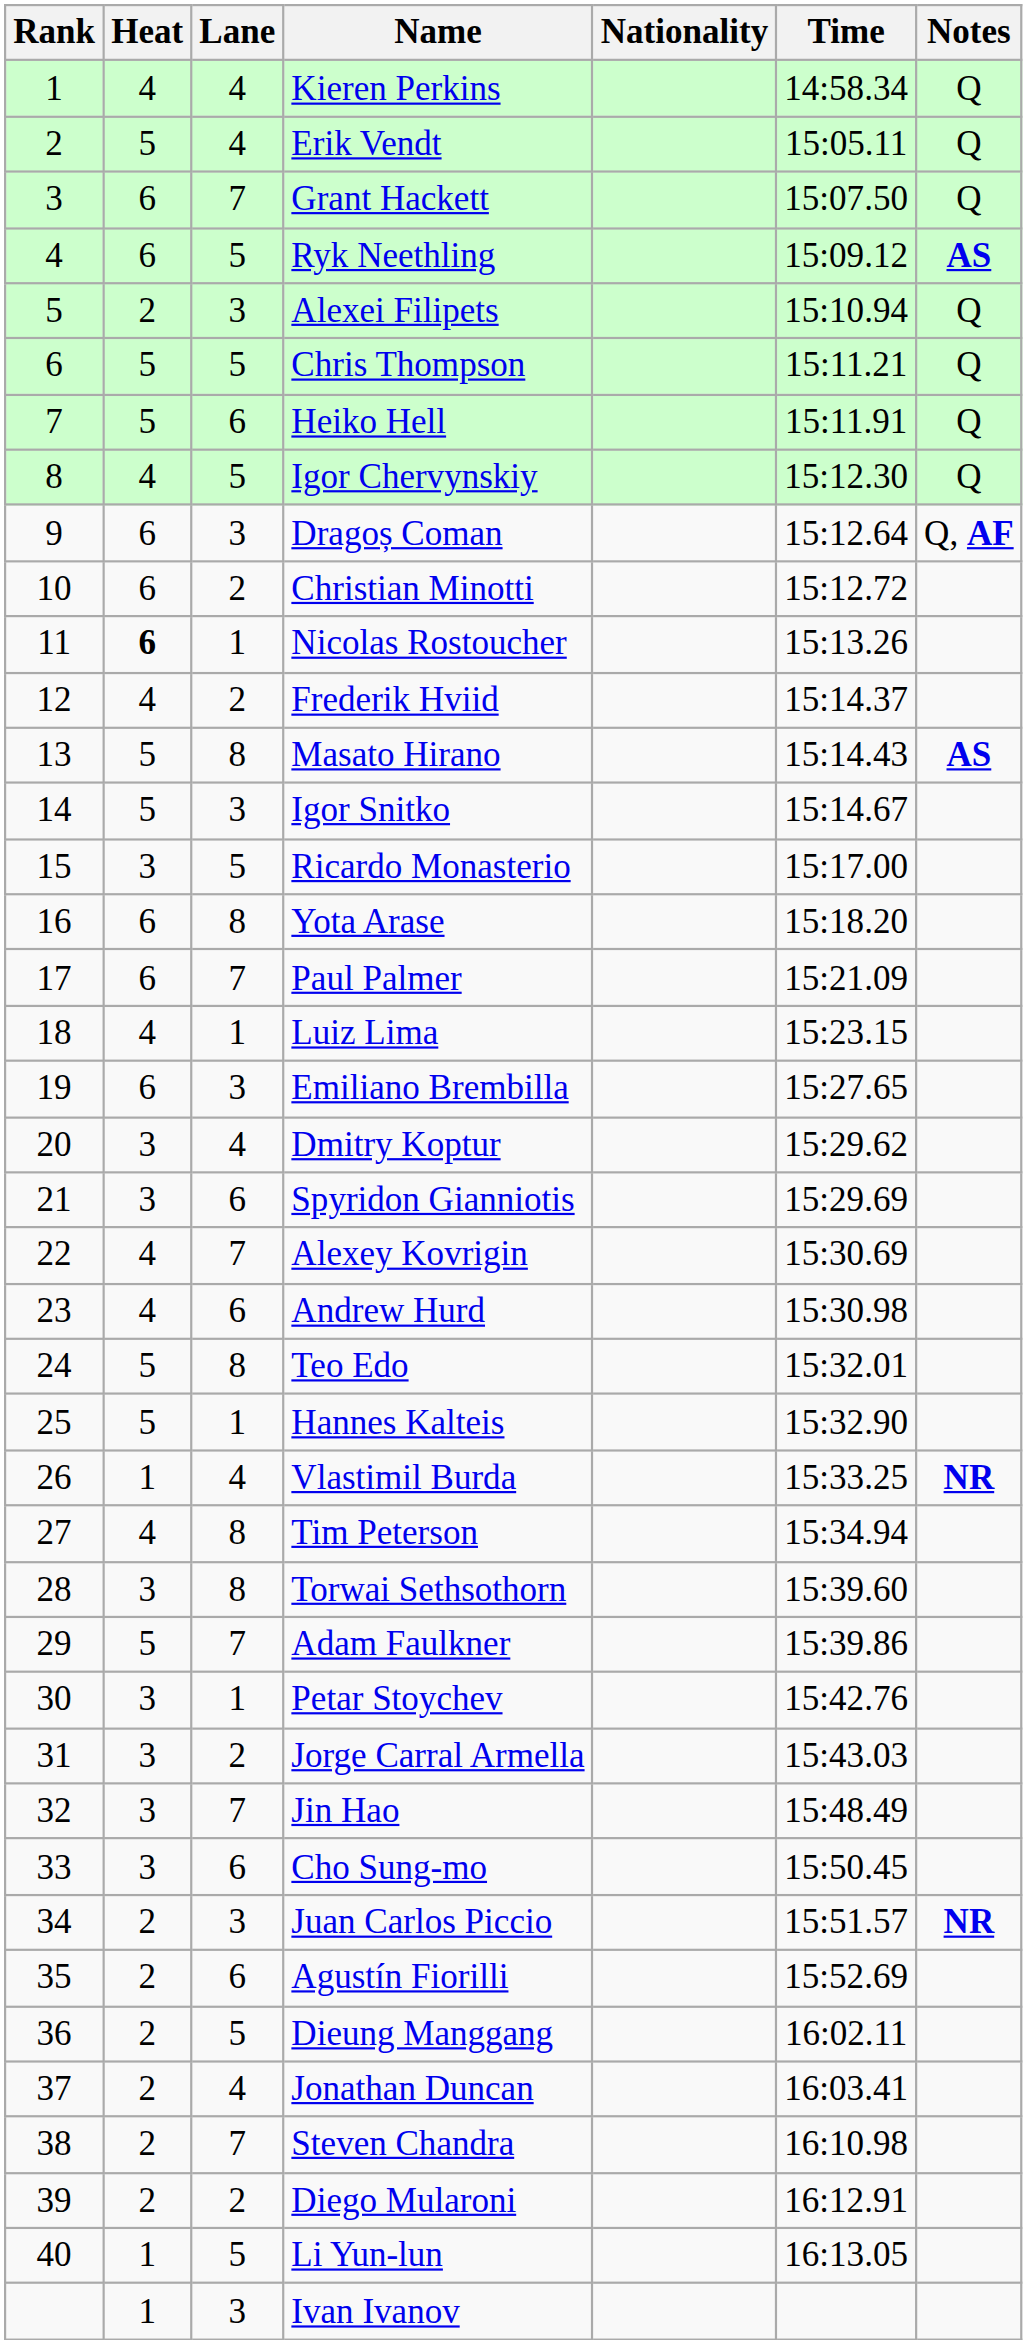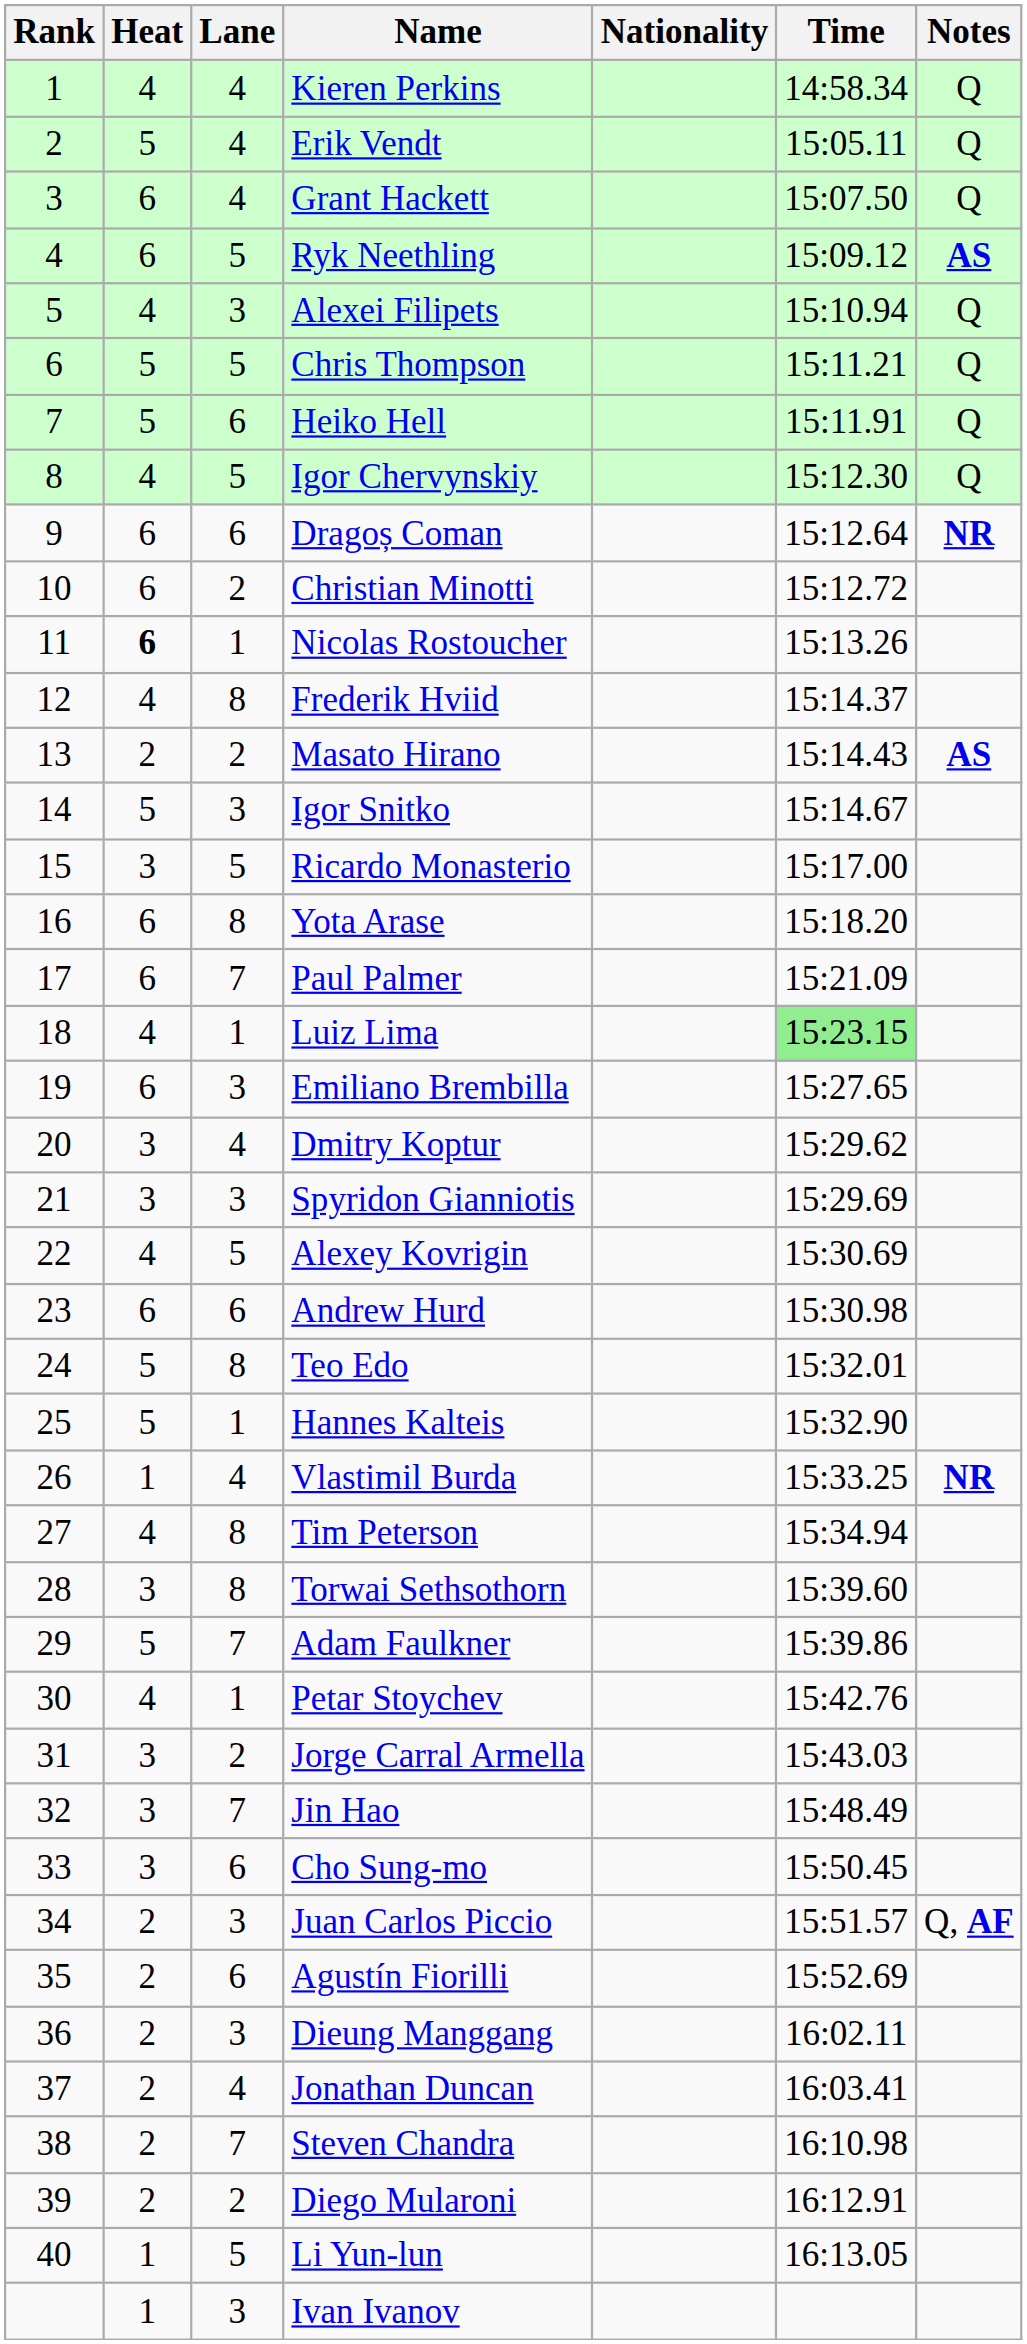(237, 198) 7 -> (237, 198) 4
(147, 310) 2 -> (147, 310) 4
(237, 532) 3 -> (237, 532) 6
(969, 532) Q, AF -> (969, 532) NR
(237, 699) 2 -> (237, 699) 8
(147, 754) 5 -> (147, 754) 2
(237, 754) 8 -> (237, 754) 2
(846, 1032) no background -> (846, 1032) lightgreen background
(237, 1199) 6 -> (237, 1199) 3
(237, 1254) 7 -> (237, 1254) 5
(147, 1310) 4 -> (147, 1310) 6
(147, 1699) 3 -> (147, 1699) 4
(969, 1921) NR -> (969, 1921) Q, AF
(237, 2032) 5 -> (237, 2032) 3
